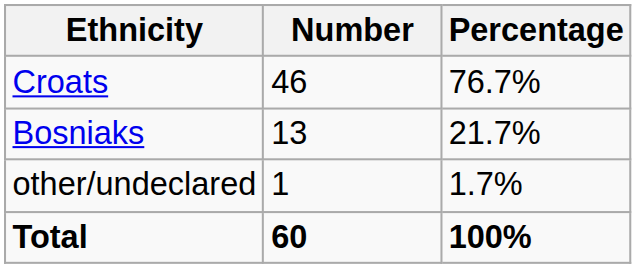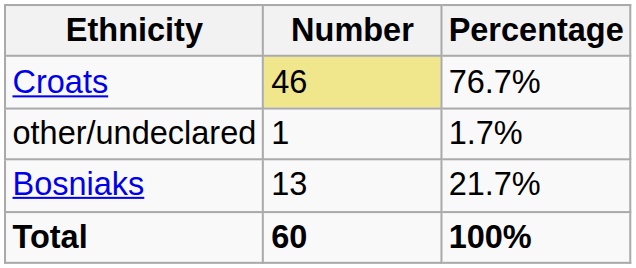(289, 81) no background -> (289, 81) khaki background
rows swapped: (78, 133) <-> (134, 184)
